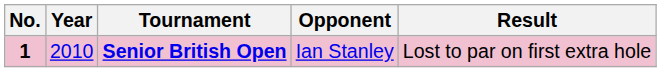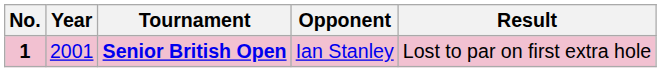(72, 51) 2010 -> (72, 51) 2001
